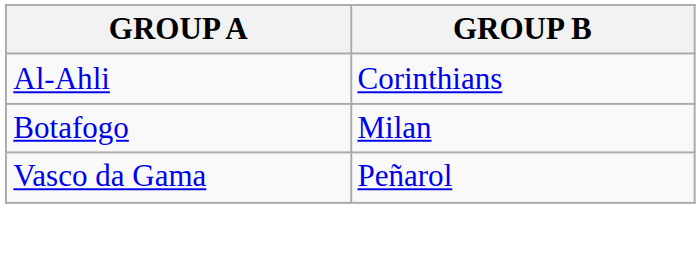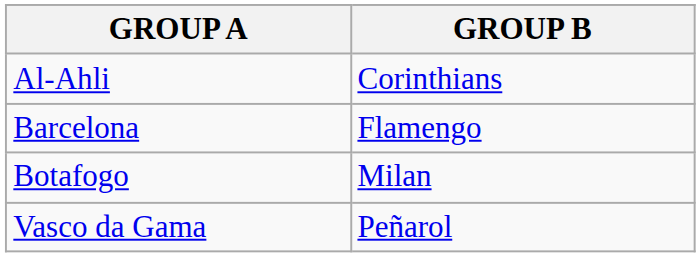+ row: (76, 127)
